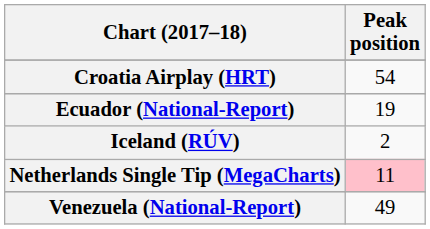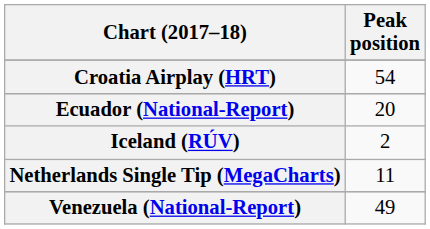(385, 109) 19 -> (385, 109) 20
(385, 175) pink background -> (385, 175) no background
